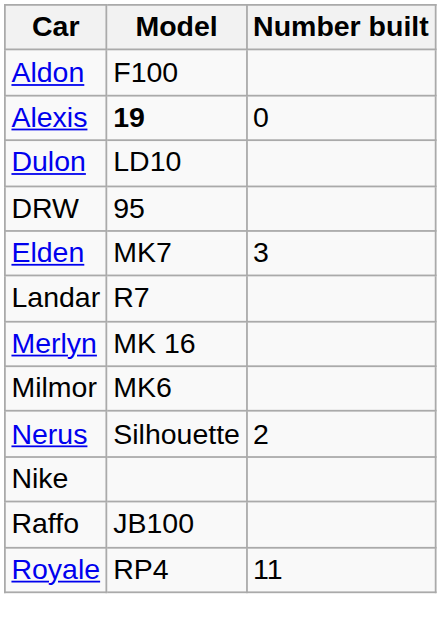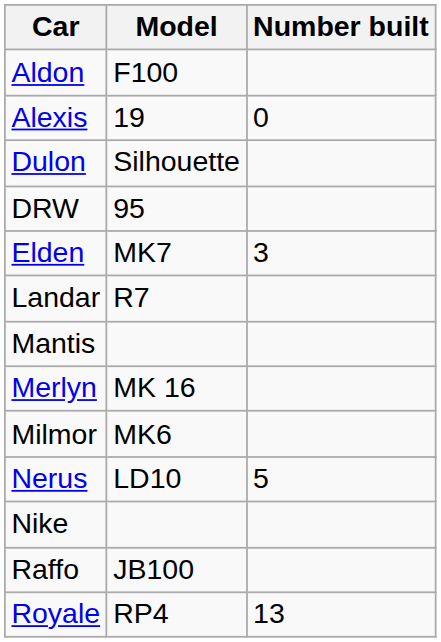(129, 117) bold -> (129, 117) normal
(147, 162) LD10 -> (177, 162) Silhouette
+ row: (53, 343)
(177, 433) Silhouette -> (147, 478) LD10
(261, 433) 2 -> (261, 478) 5
(268, 569) 11 -> (269, 614) 13
